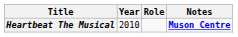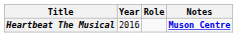(129, 25) 2010 -> (129, 25) 2016
